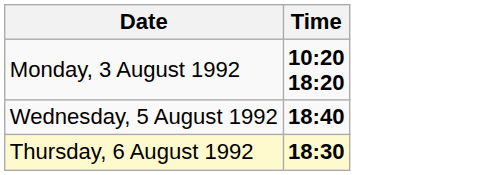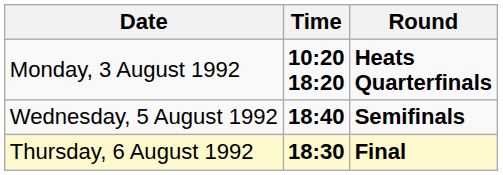+ column: (423, 22)
